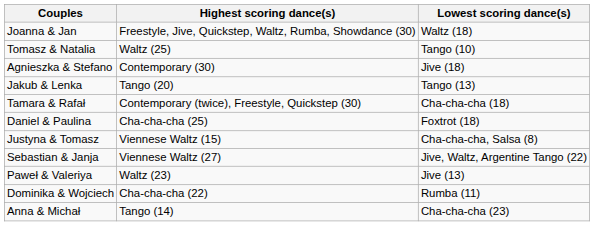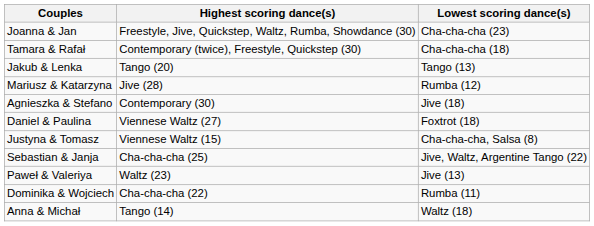(447, 31) Waltz (18) -> (465, 31) Cha-cha-cha (23)
- row: (51, 49)
rows swapped: (46, 103) <-> (60, 67)
+ row: (59, 85)
(164, 121) Cha-cha-cha (25) -> (170, 121) Viennese Waltz (27)
(170, 157) Viennese Waltz (27) -> (164, 157) Cha-cha-cha (25)
(465, 211) Cha-cha-cha (23) -> (447, 211) Waltz (18)
